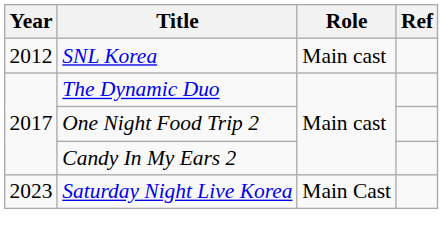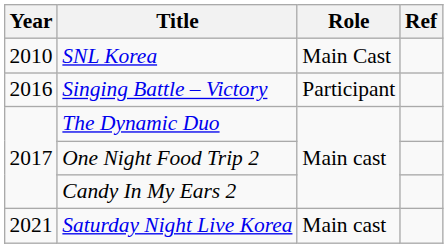(31, 55) 2012 -> (31, 55) 2010
(344, 55) Main cast -> (347, 55) Main Cast
+ row: (165, 89)
(31, 191) 2023 -> (31, 225) 2021
(347, 191) Main Cast -> (344, 225) Main cast
